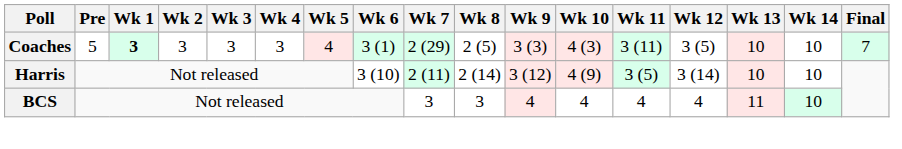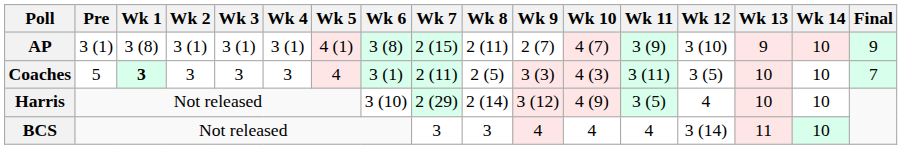+ row: (40, 46)
(429, 46) 2 (29) -> (437, 74) 2 (11)
(429, 74) 2 (11) -> (437, 102) 2 (29)
(698, 74) 3 (14) -> (706, 102) 4
(698, 102) 4 -> (706, 130) 3 (14)
